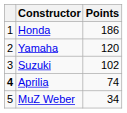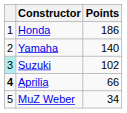(110, 48) 120 -> (110, 48) 140
(10, 65) no background -> (10, 65) paleturquoise background
(113, 83) 74 -> (113, 83) 66
